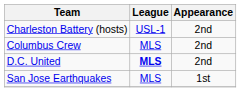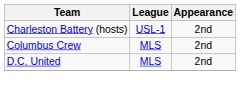(151, 62) bold -> (151, 62) normal
- row: (59, 78)
